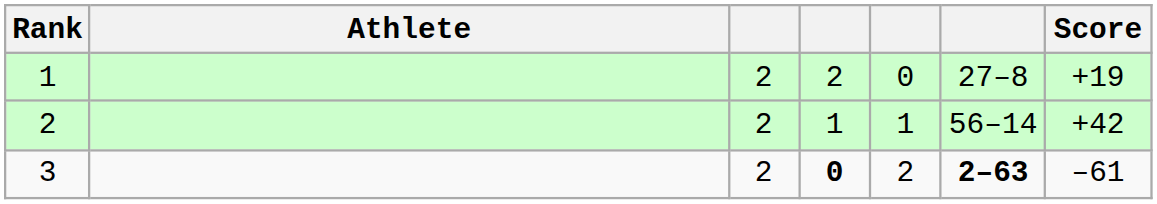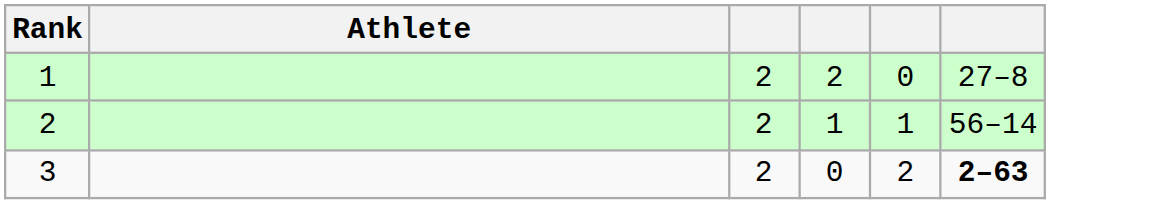- column: (1098, 29)
(835, 173) bold -> (835, 173) normal
